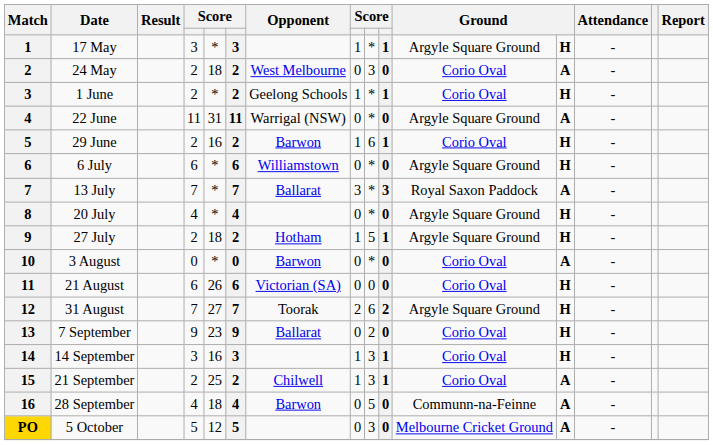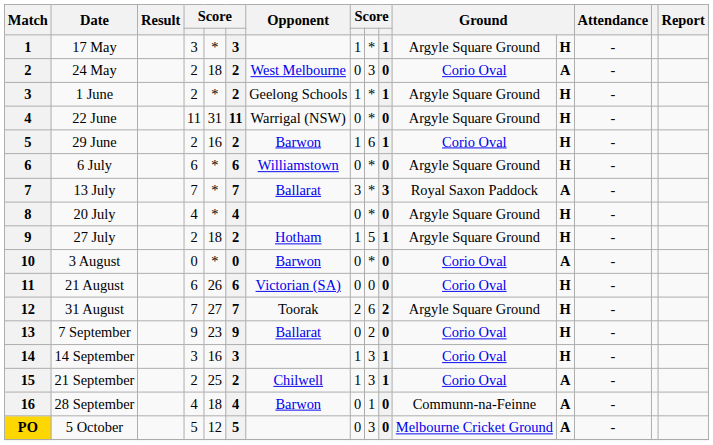(474, 94) Corio Oval -> (474, 94) Argyle Square Ground
(565, 118) A -> (565, 118) H
(372, 404) 5 -> (372, 404) 1
